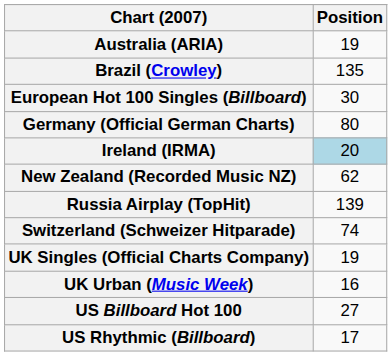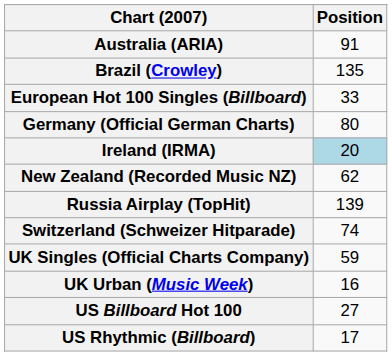(350, 44) 19 -> (350, 44) 91
(350, 97) 30 -> (350, 97) 33
(350, 257) 19 -> (350, 257) 59
